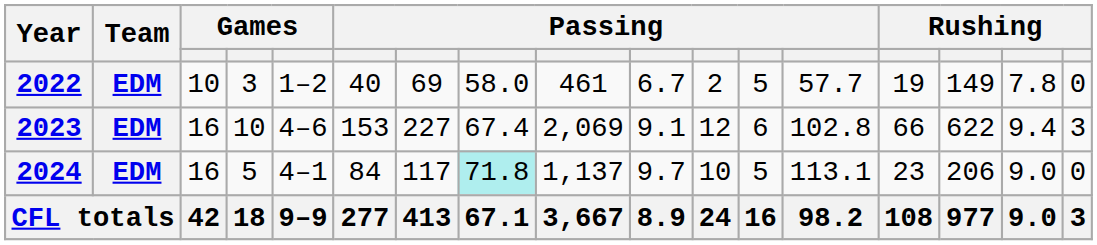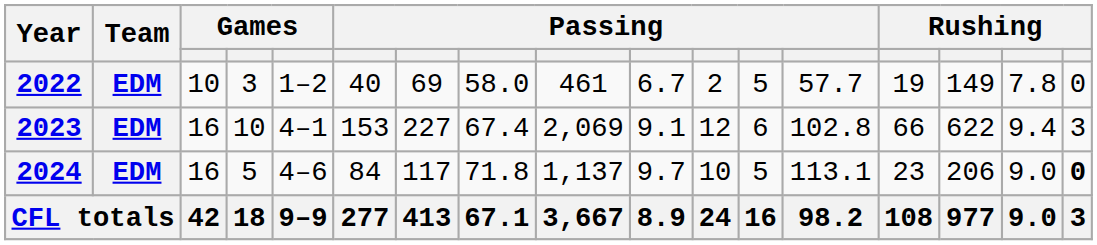(303, 129) 4–6 -> (303, 129) 4–1
(303, 173) 4–1 -> (303, 173) 4–6
(497, 173) paleturquoise background -> (497, 173) no background
(1078, 173) normal -> (1078, 173) bold
